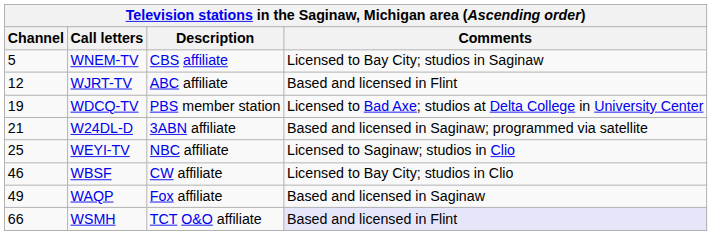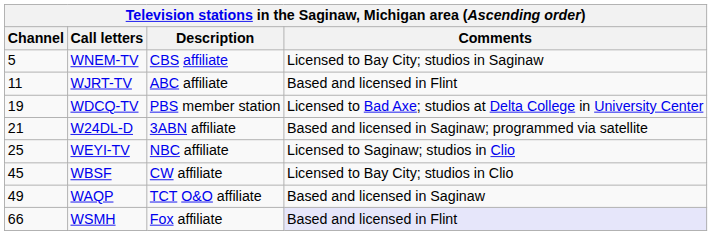(16, 83) 12 -> (15, 83) 11
(16, 173) 46 -> (16, 173) 45
(186, 196) Fox affiliate -> (206, 196) TCT O&O affiliate
(206, 219) TCT O&O affiliate -> (186, 219) Fox affiliate
